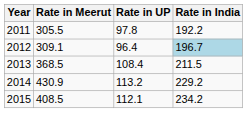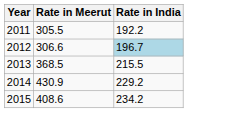- column: (143, 13)
(50, 47) 309.1 -> (50, 47) 306.6
(189, 64) 211.5 -> (130, 64) 215.5
(50, 99) 408.5 -> (50, 99) 408.6
